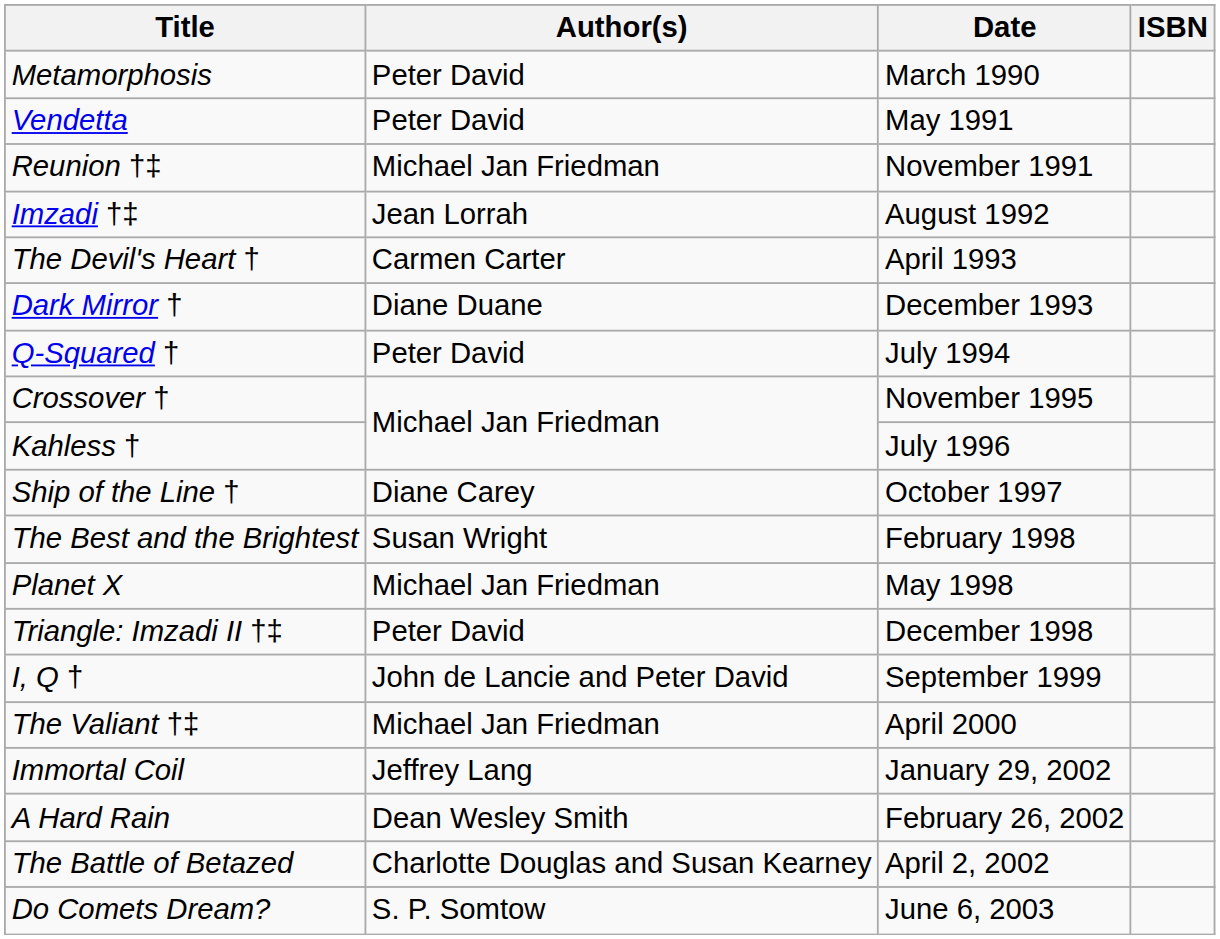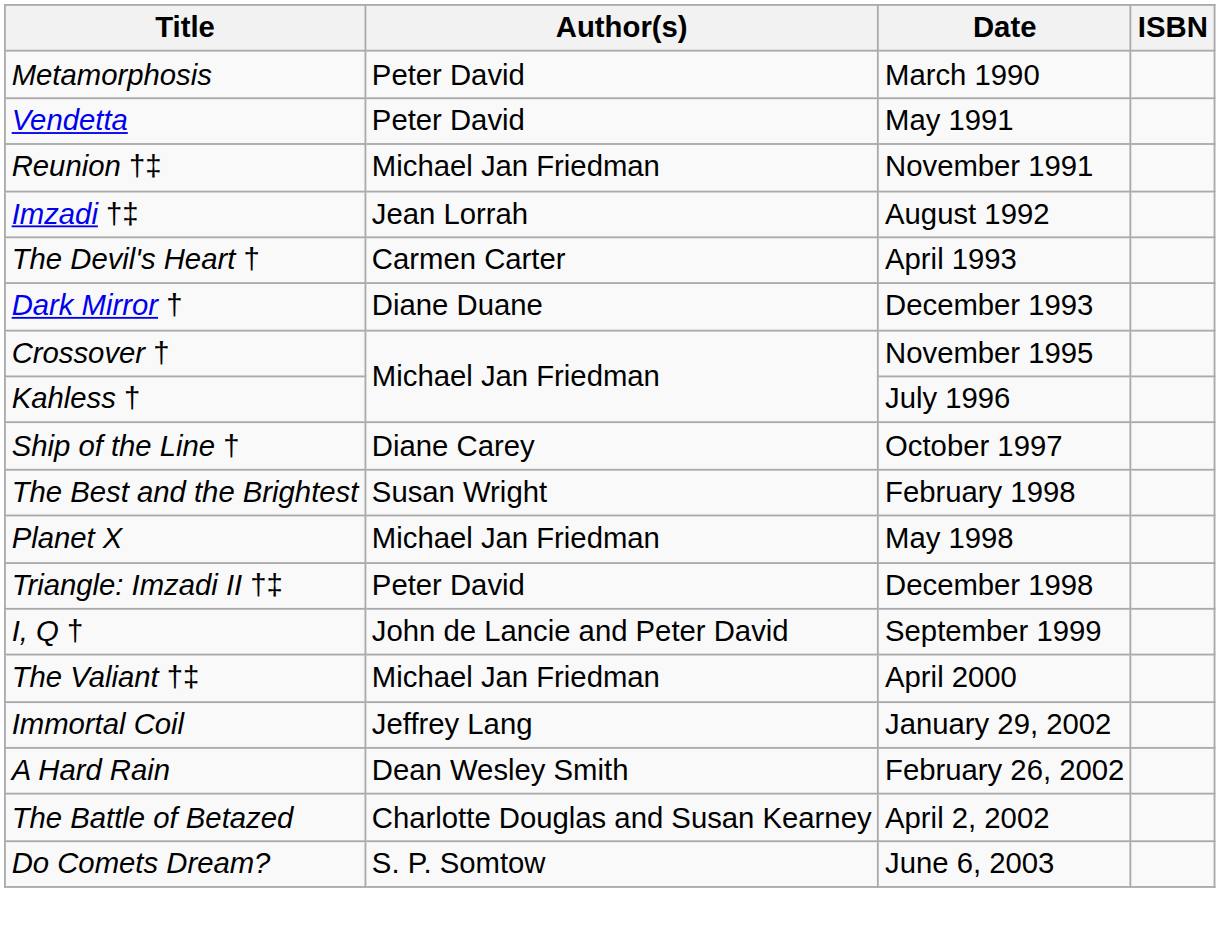- row: (95, 352)
